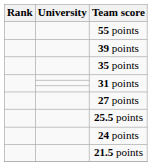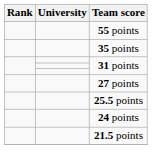- row: (20, 48)
